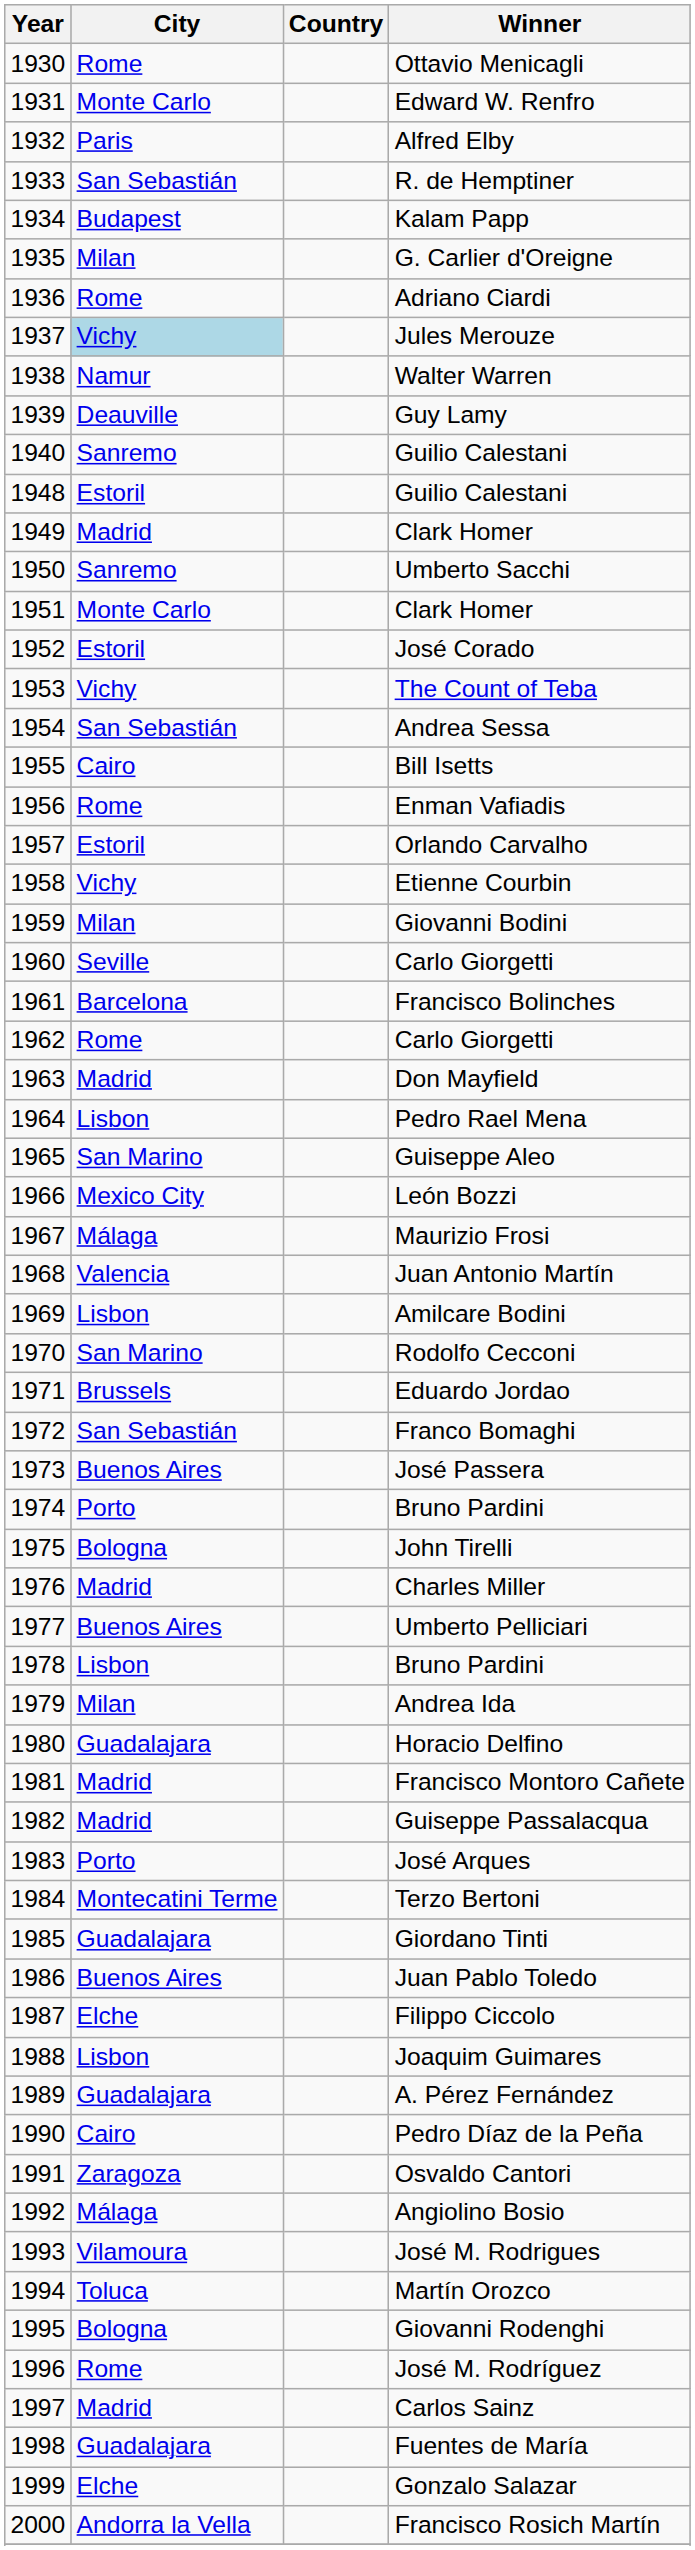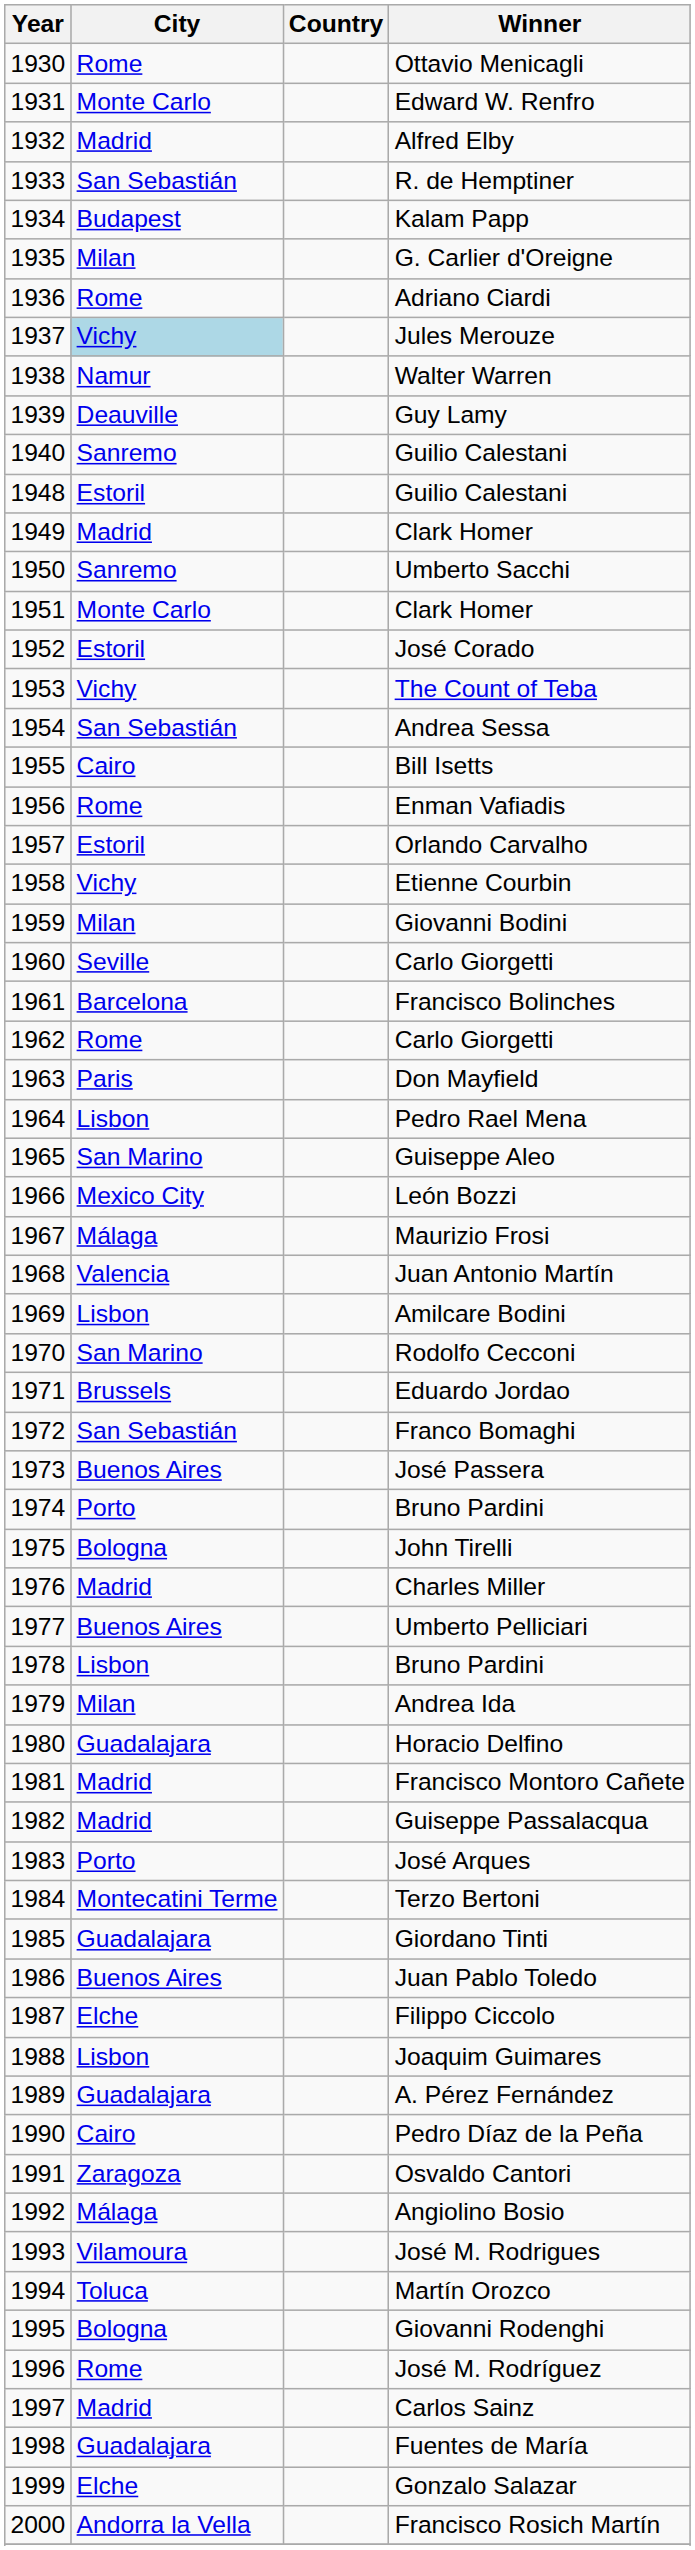(105, 141) Paris -> (114, 141) Madrid
(114, 1079) Madrid -> (105, 1079) Paris
